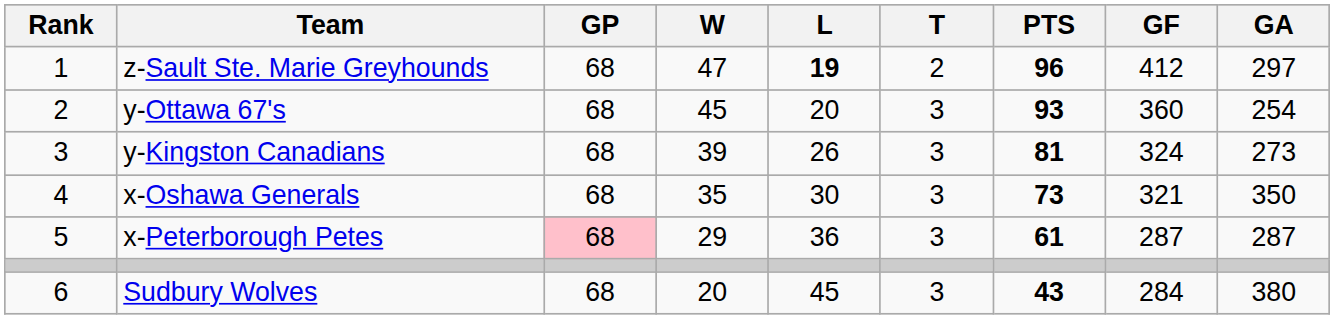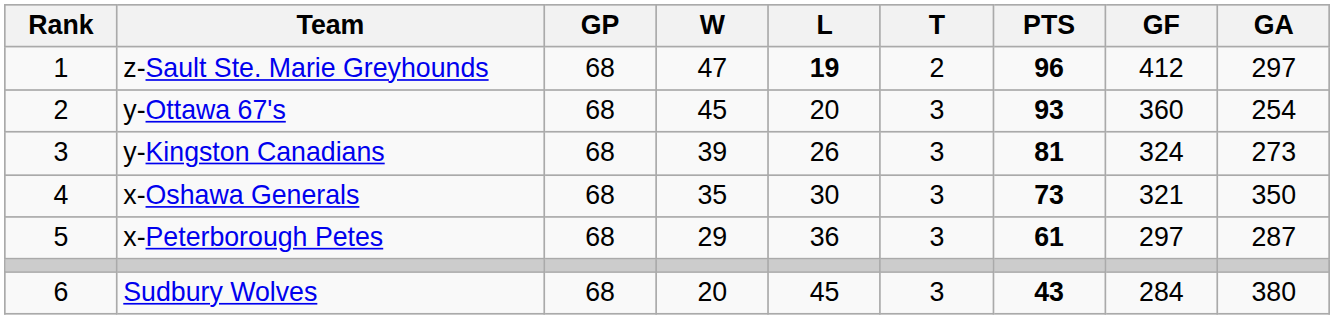(600, 237) pink background -> (600, 237) no background
(1161, 237) 287 -> (1161, 237) 297
